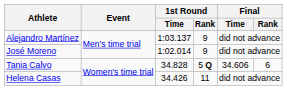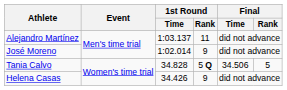(205, 38) 9 -> (205, 38) 11
(235, 65) 34.606 -> (235, 65) 34.506
(268, 65) 6 -> (268, 65) 5
(205, 79) 11 -> (205, 79) 9
